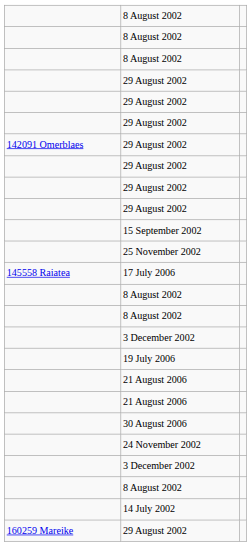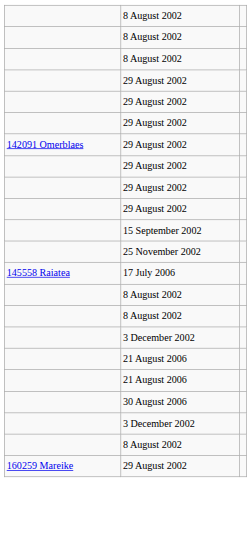- row: (62, 359)
- row: (62, 445)
- row: (62, 509)
